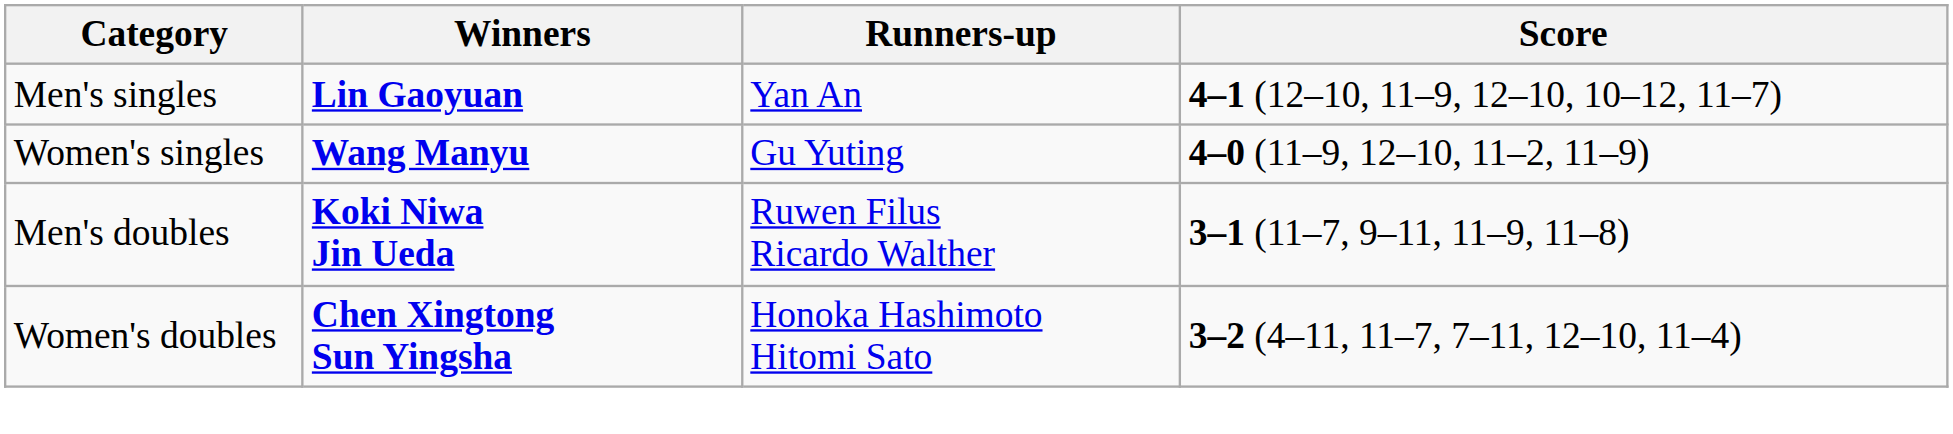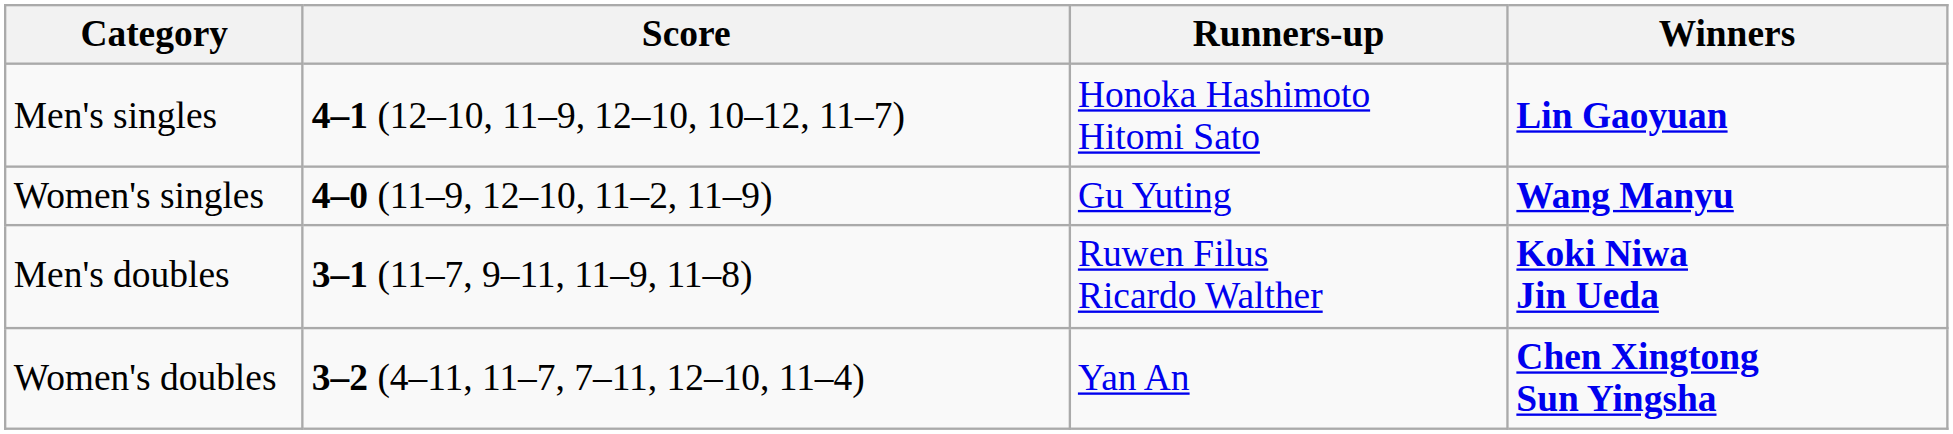columns swapped: (522, 34) <-> (1563, 34)
(806, 93) Yan An -> (1224, 114) Honoka Hashimoto Hitomi Sato
(896, 334) Honoka Hashimoto Hitomi Sato -> (1134, 376) Yan An
